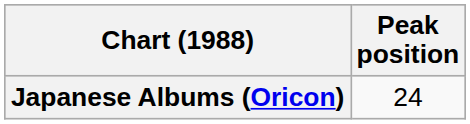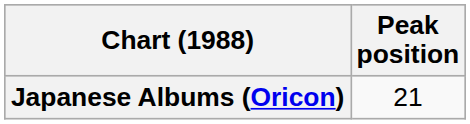(408, 97) 24 -> (408, 97) 21
